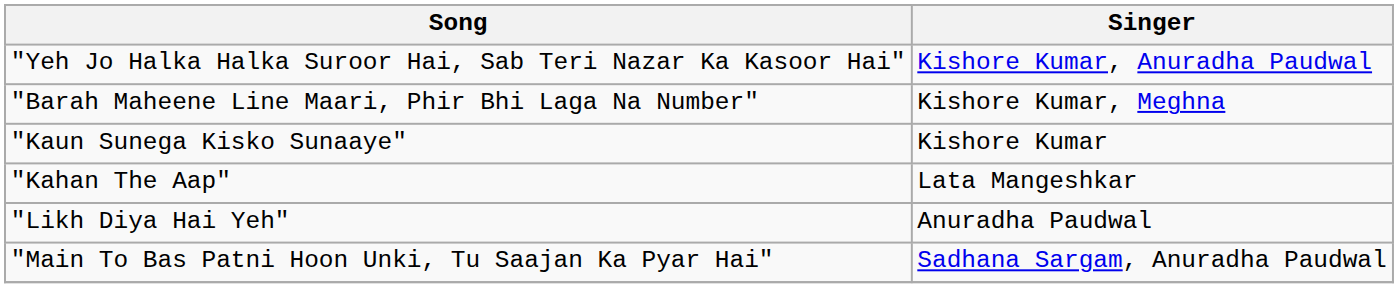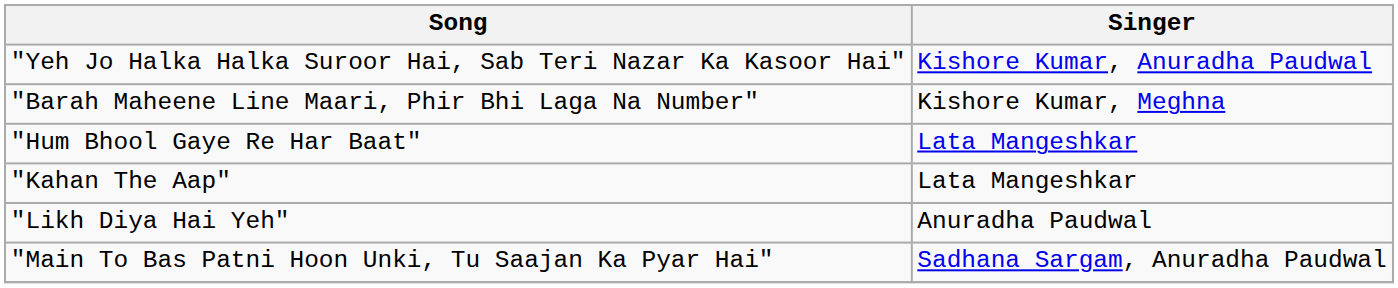- row: (209, 144)
+ row: (216, 144)
